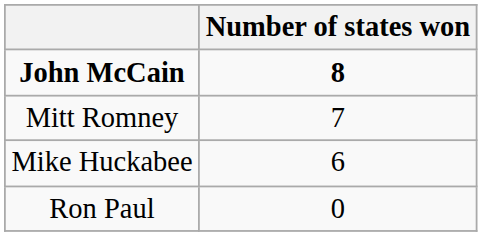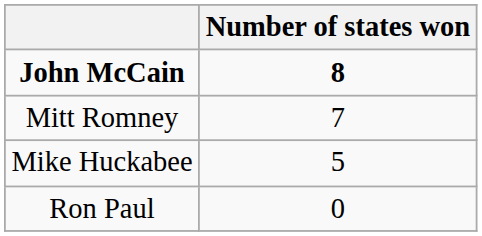(338, 162) 6 -> (338, 162) 5
